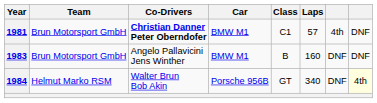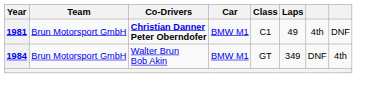(313, 32) 57 -> (293, 32) 49
- row: (17, 56)
(71, 81) Helmut Marko RSM -> (79, 56) Brun Motorsport GmbH
(240, 81) Porsche 956B -> (230, 56) BMW M1
(313, 81) 340 -> (293, 56) 349
(360, 81) lightyellow background -> (341, 56) no background
